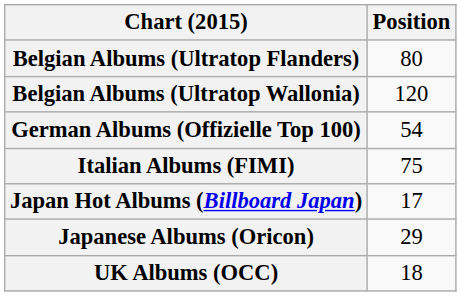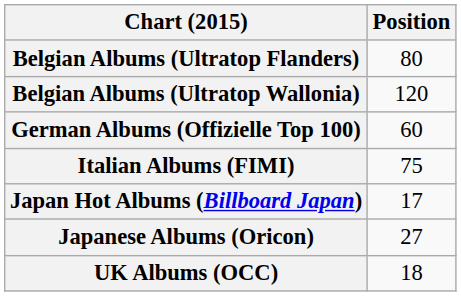(411, 129) 54 -> (411, 129) 60
(411, 237) 29 -> (411, 237) 27
